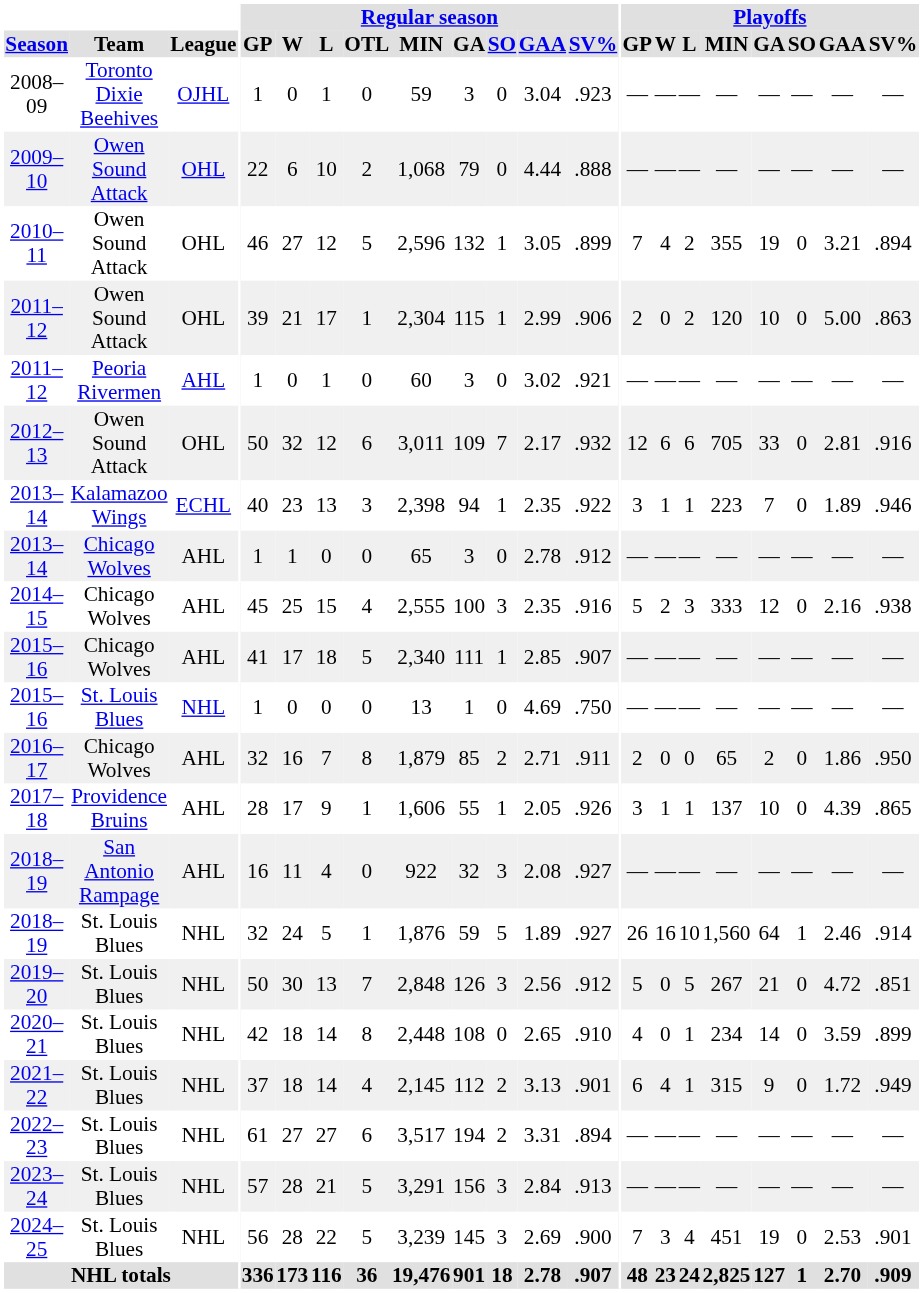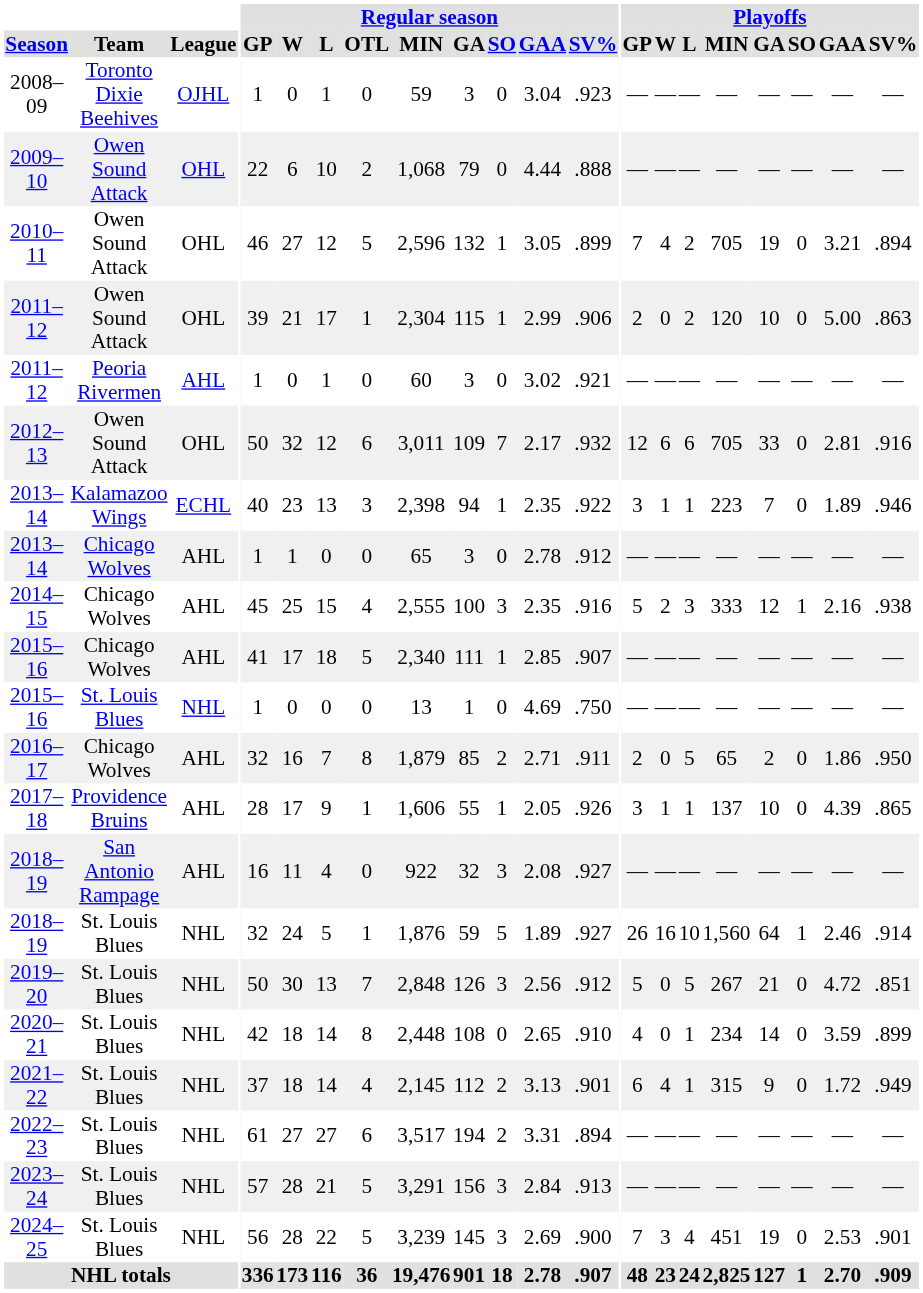(727, 243) 355 -> (727, 243) 705
(802, 606) 0 -> (802, 606) 1
(689, 757) 0 -> (689, 757) 5
